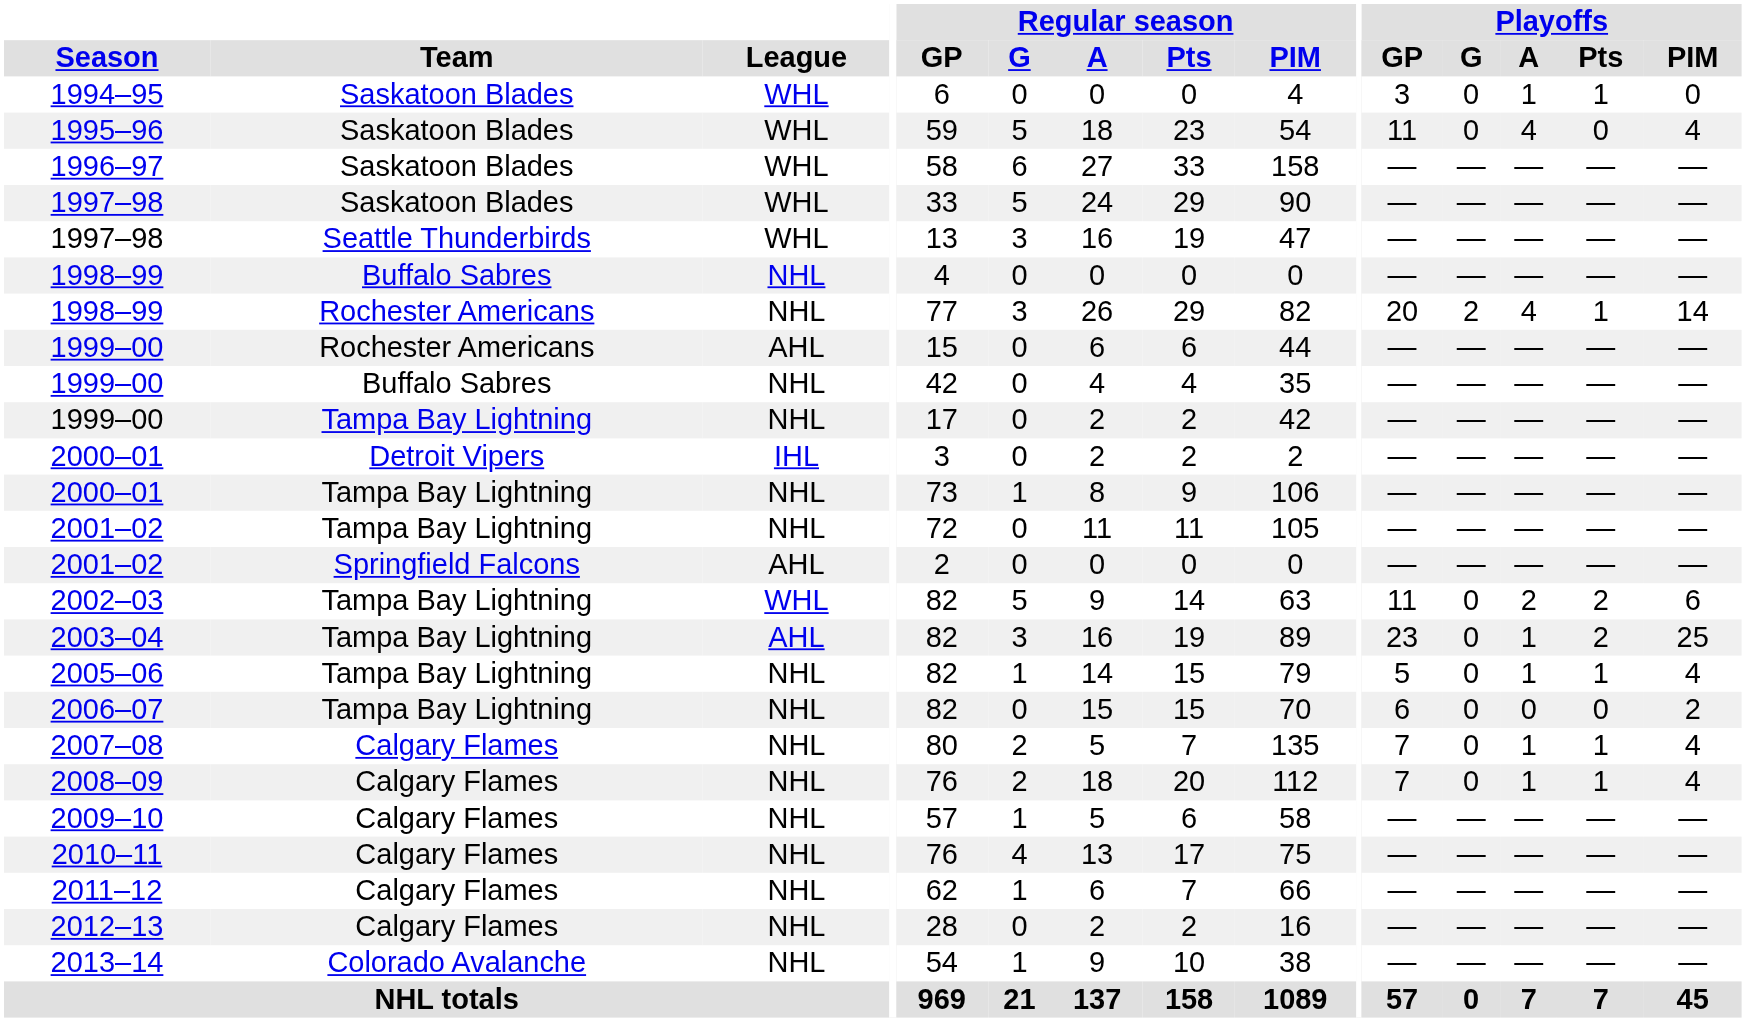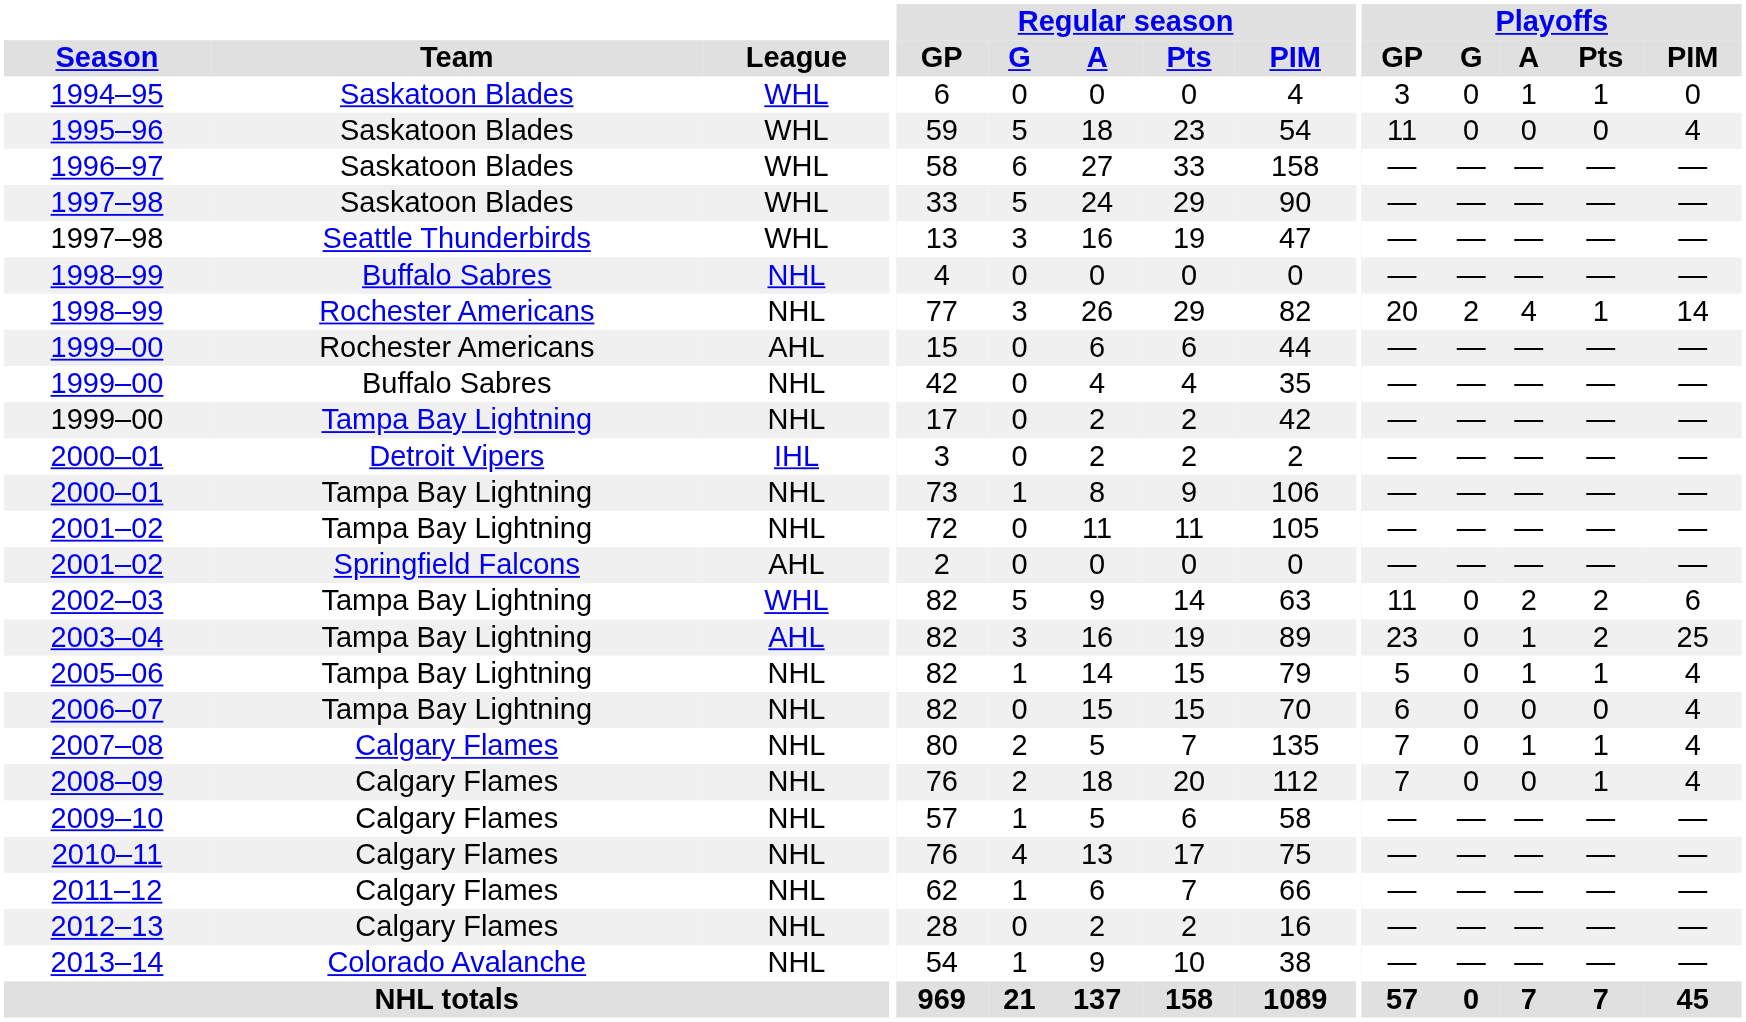(1529, 130) 4 -> (1529, 130) 0
(1693, 709) 2 -> (1693, 709) 4
(1529, 781) 1 -> (1529, 781) 0
